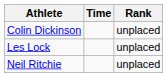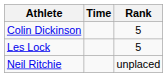(138, 30) unplaced -> (138, 30) 5
(138, 47) unplaced -> (138, 47) 5
